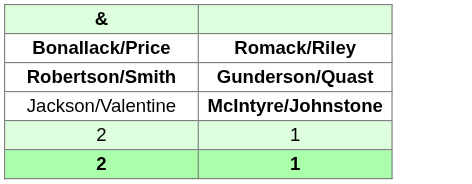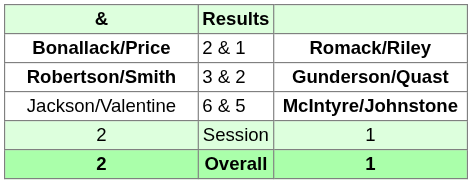+ column: (236, 18)
